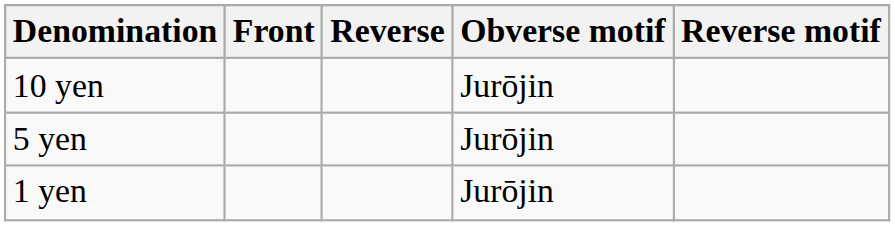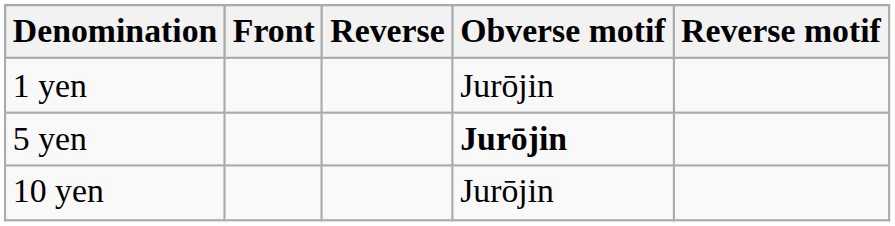rows swapped: (50, 191) <-> (58, 84)
(507, 138) normal -> (514, 138) bold
